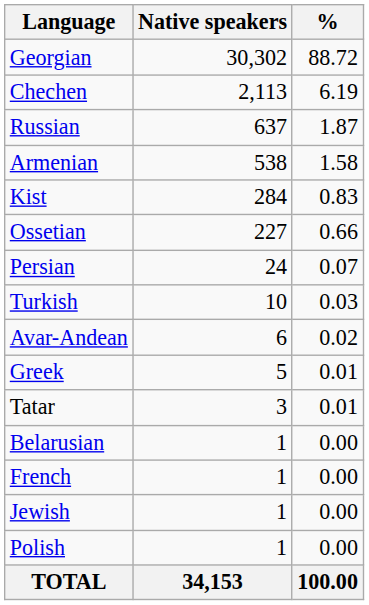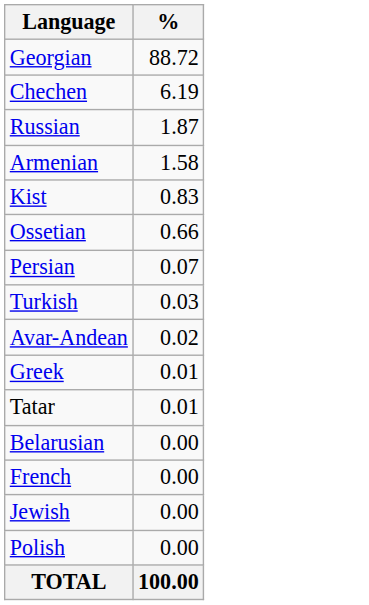- column: (213, 22)
